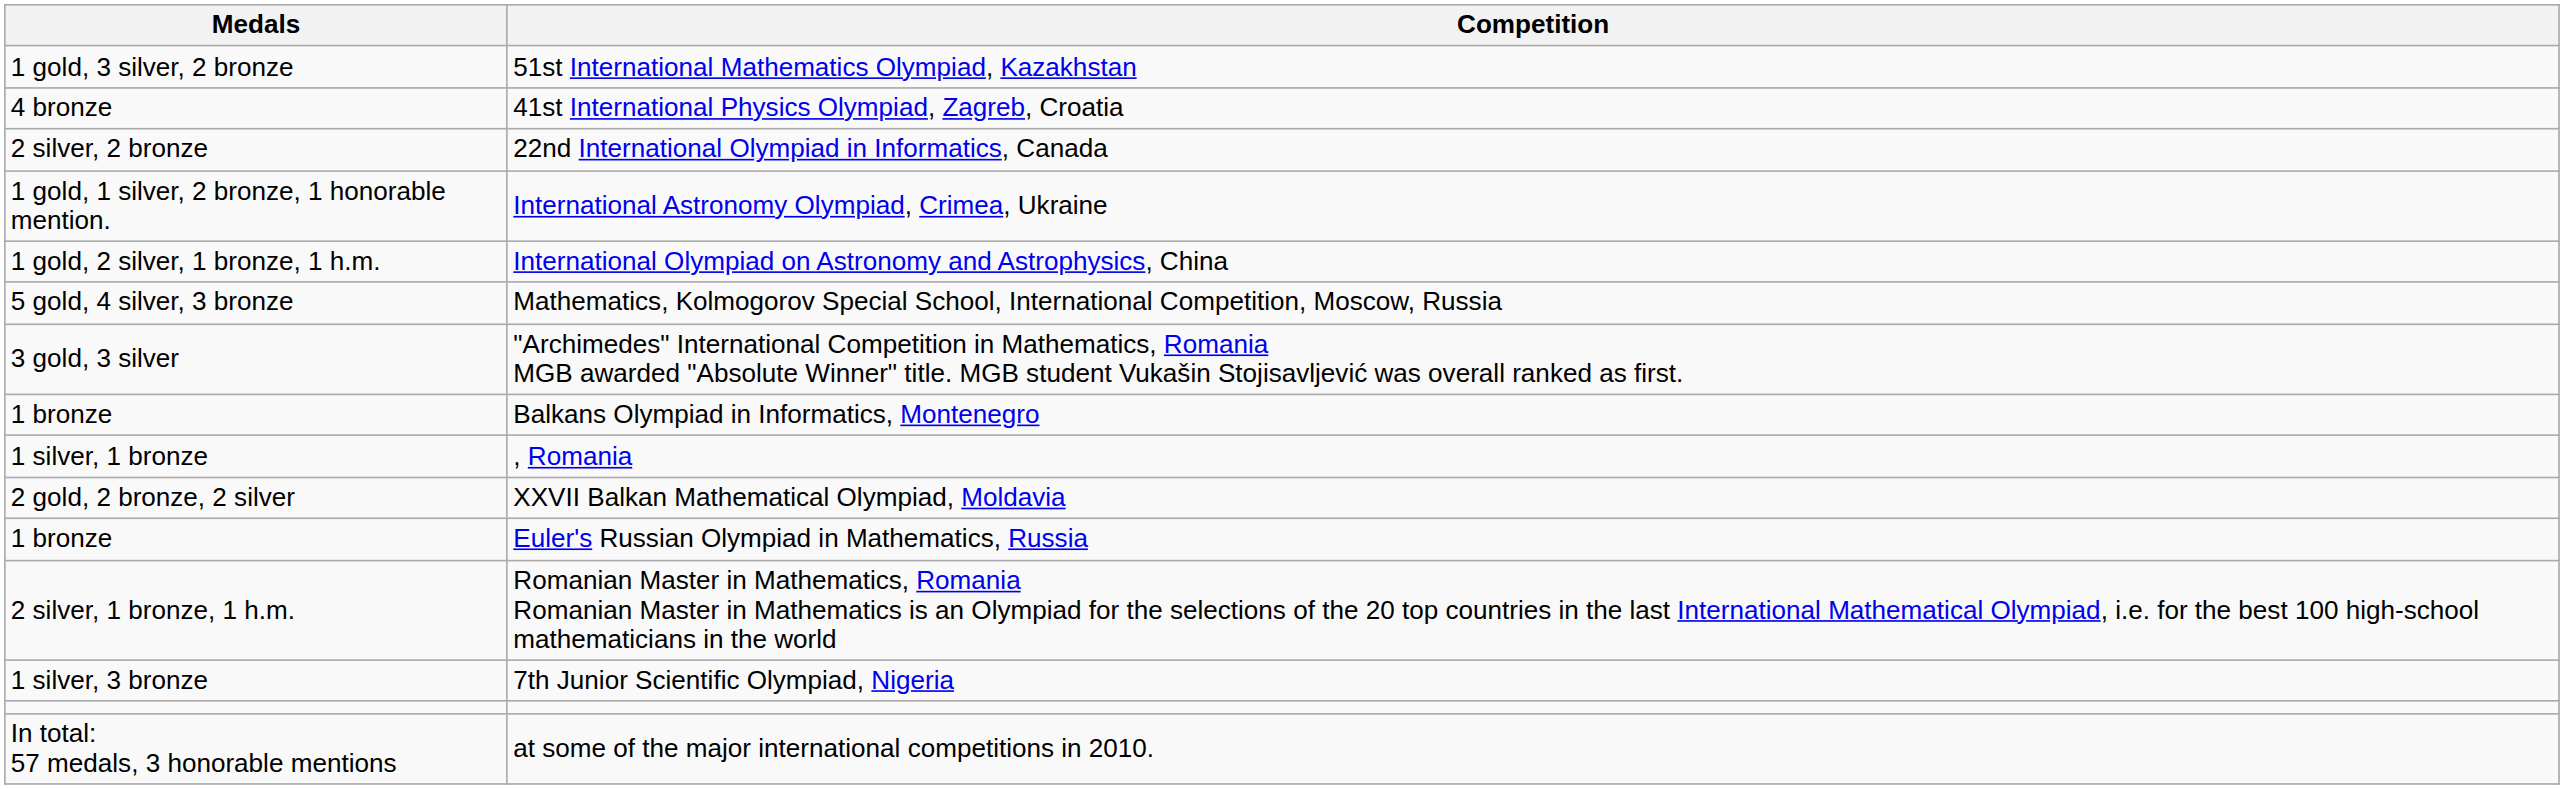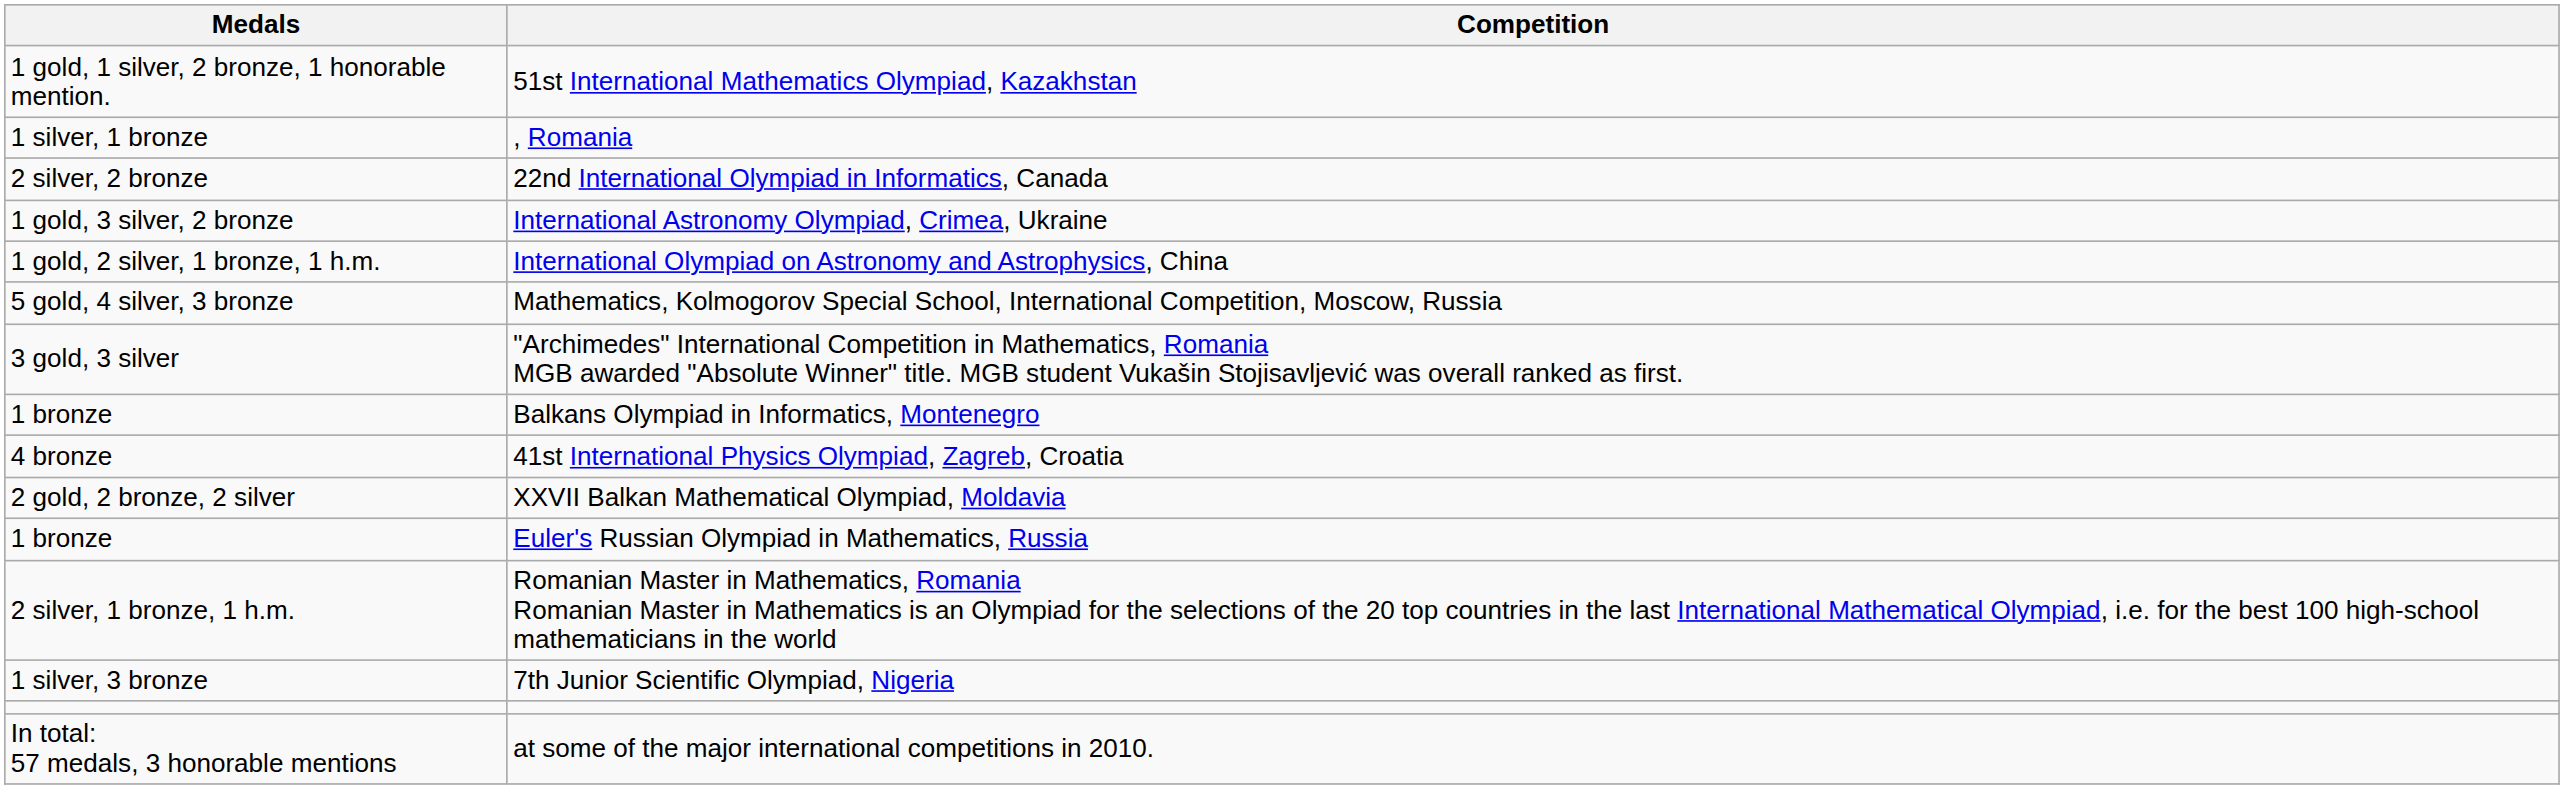(152, 66) 1 gold, 3 silver, 2 bronze -> (228, 81) 1 gold, 1 silver, 2 bronze, 1 honorable mention.
rows swapped: (818, 107) <-> (573, 456)
(228, 205) 1 gold, 1 silver, 2 bronze, 1 honorable mention. -> (152, 219) 1 gold, 3 silver, 2 bronze
